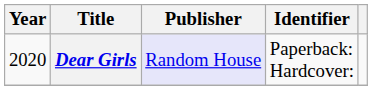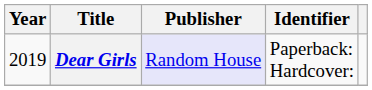(28, 59) 2020 -> (28, 59) 2019
